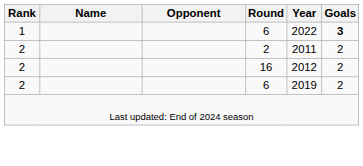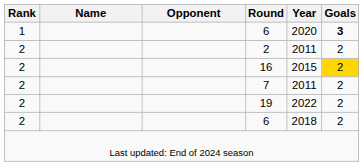(304, 31) 2022 -> (304, 31) 2020
(304, 67) 2012 -> (304, 67) 2015
(340, 67) no background -> (340, 67) gold background
+ row: (22, 85)
+ row: (22, 103)
(304, 85) 2019 -> (304, 121) 2018
